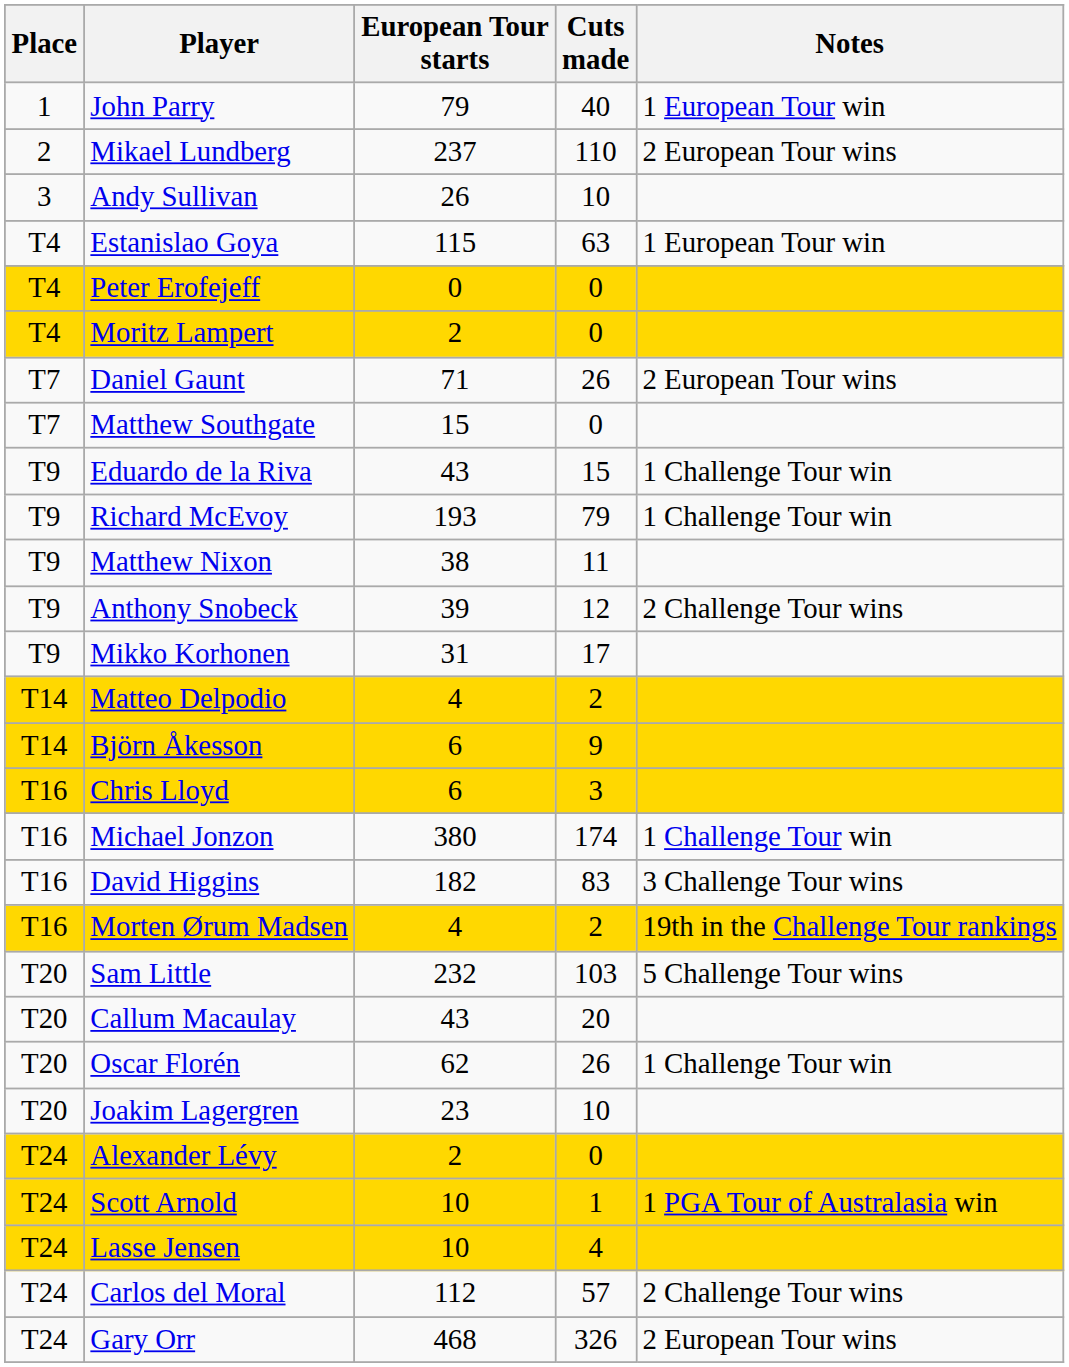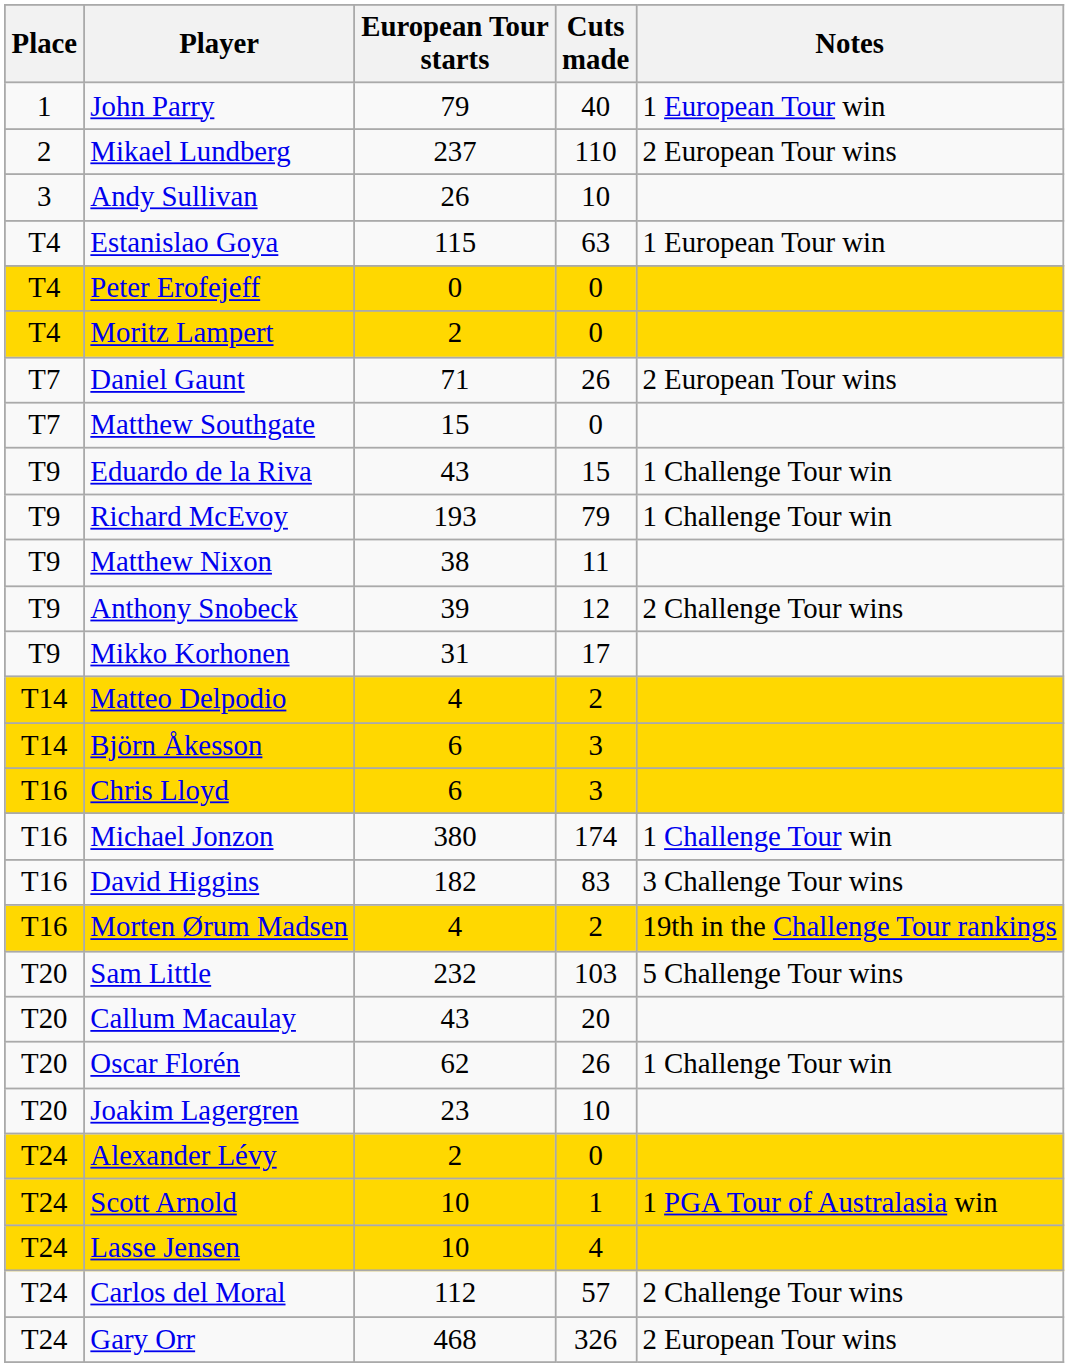(596, 744) 9 -> (596, 744) 3
